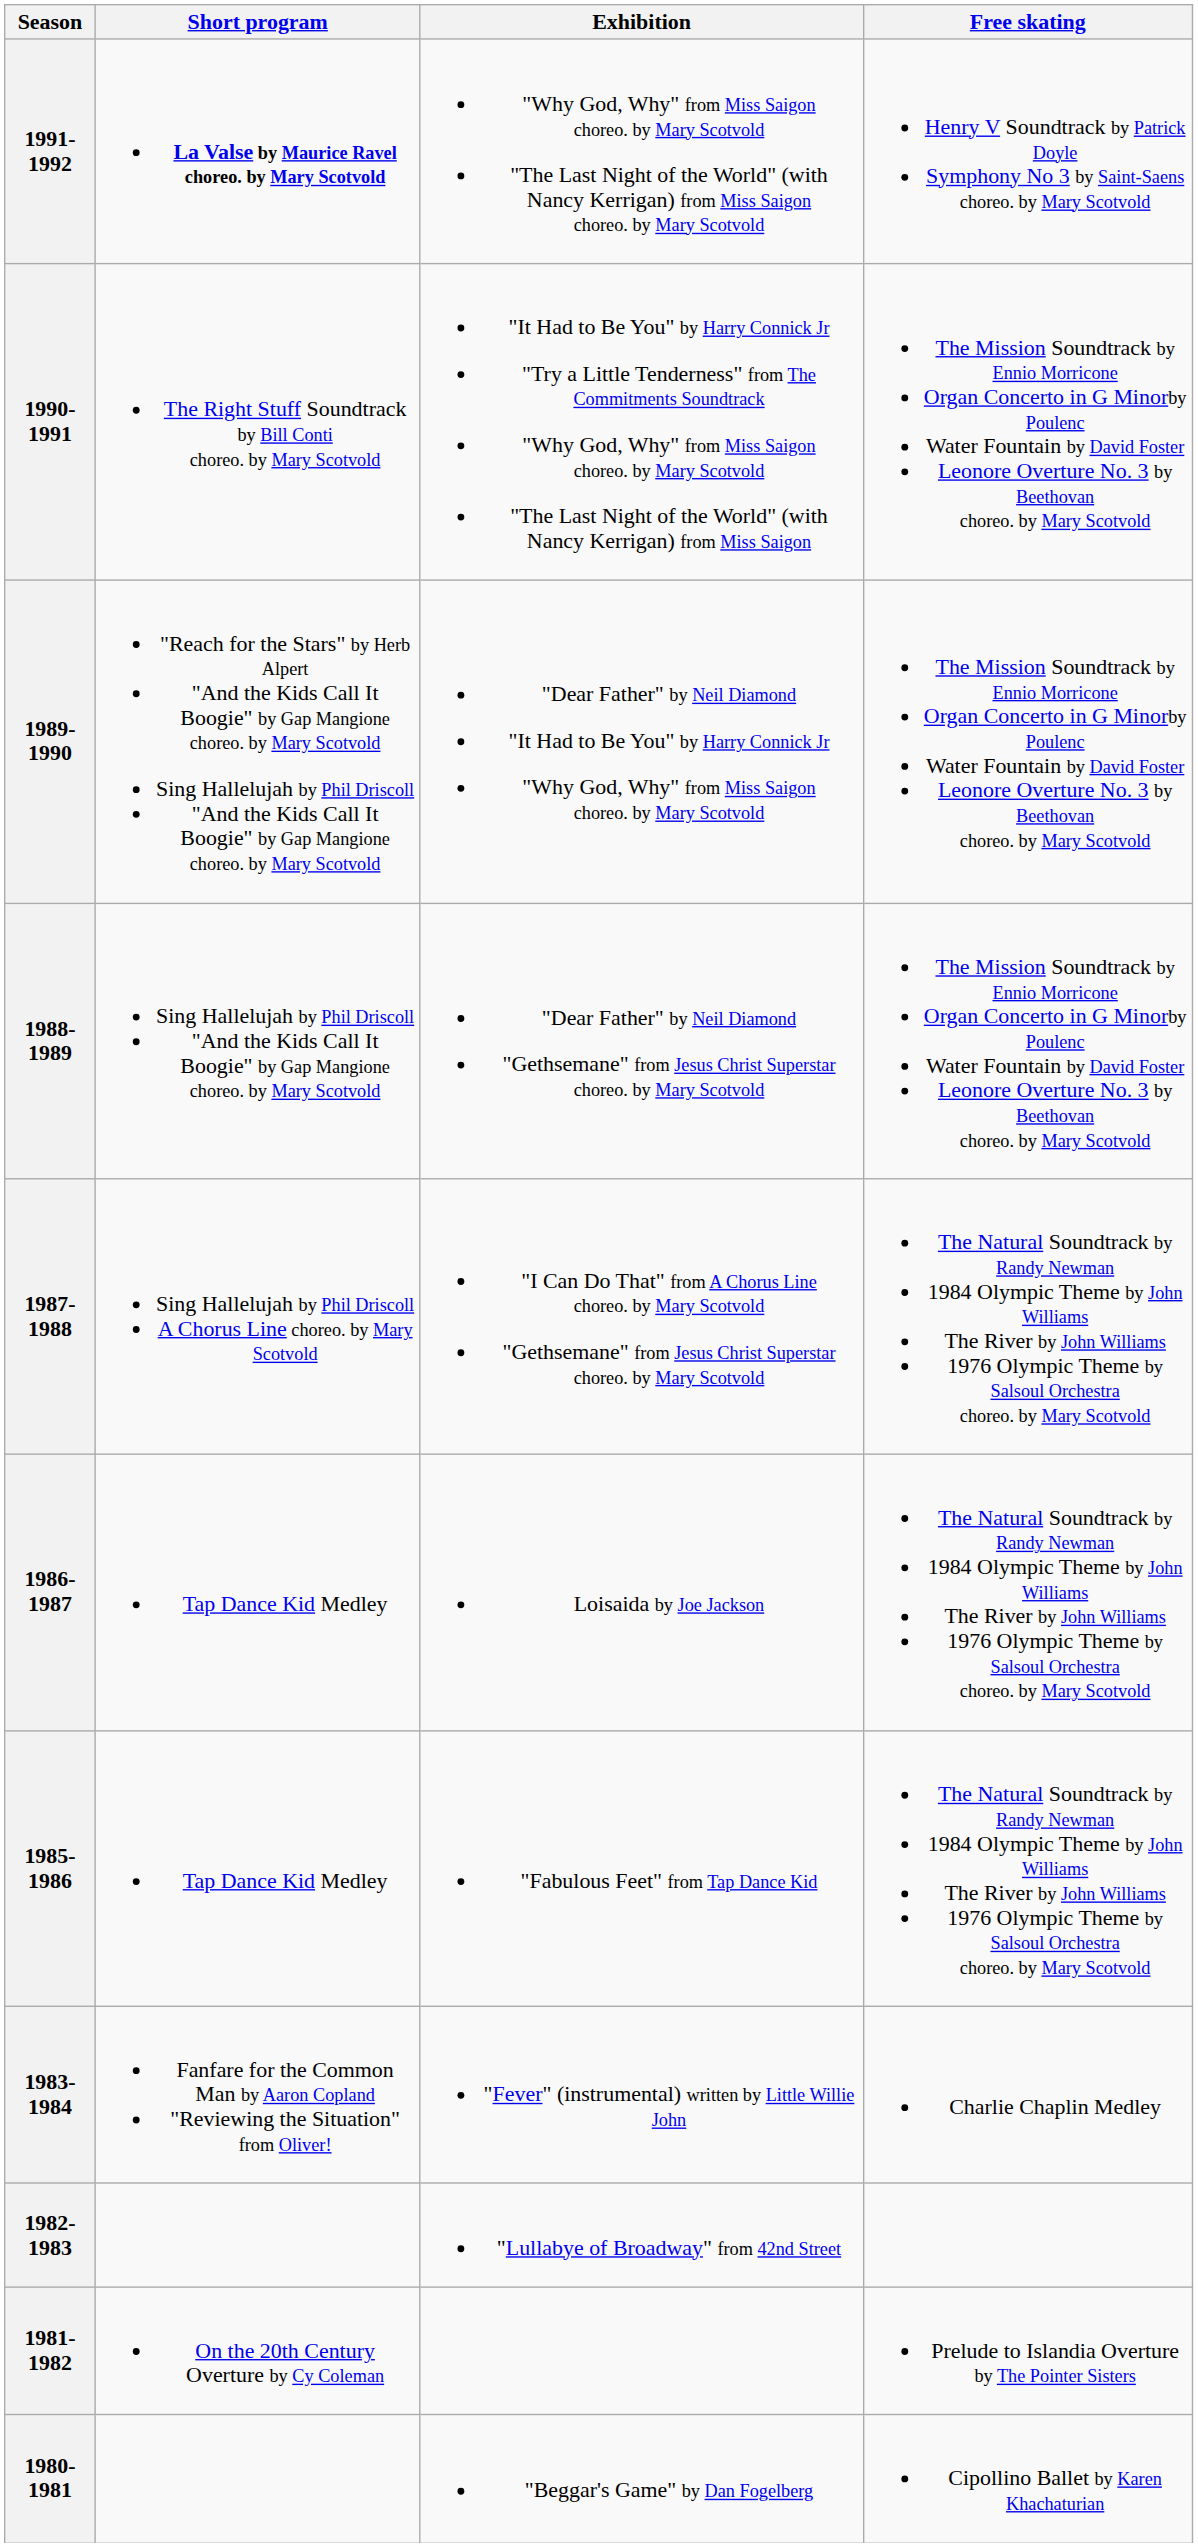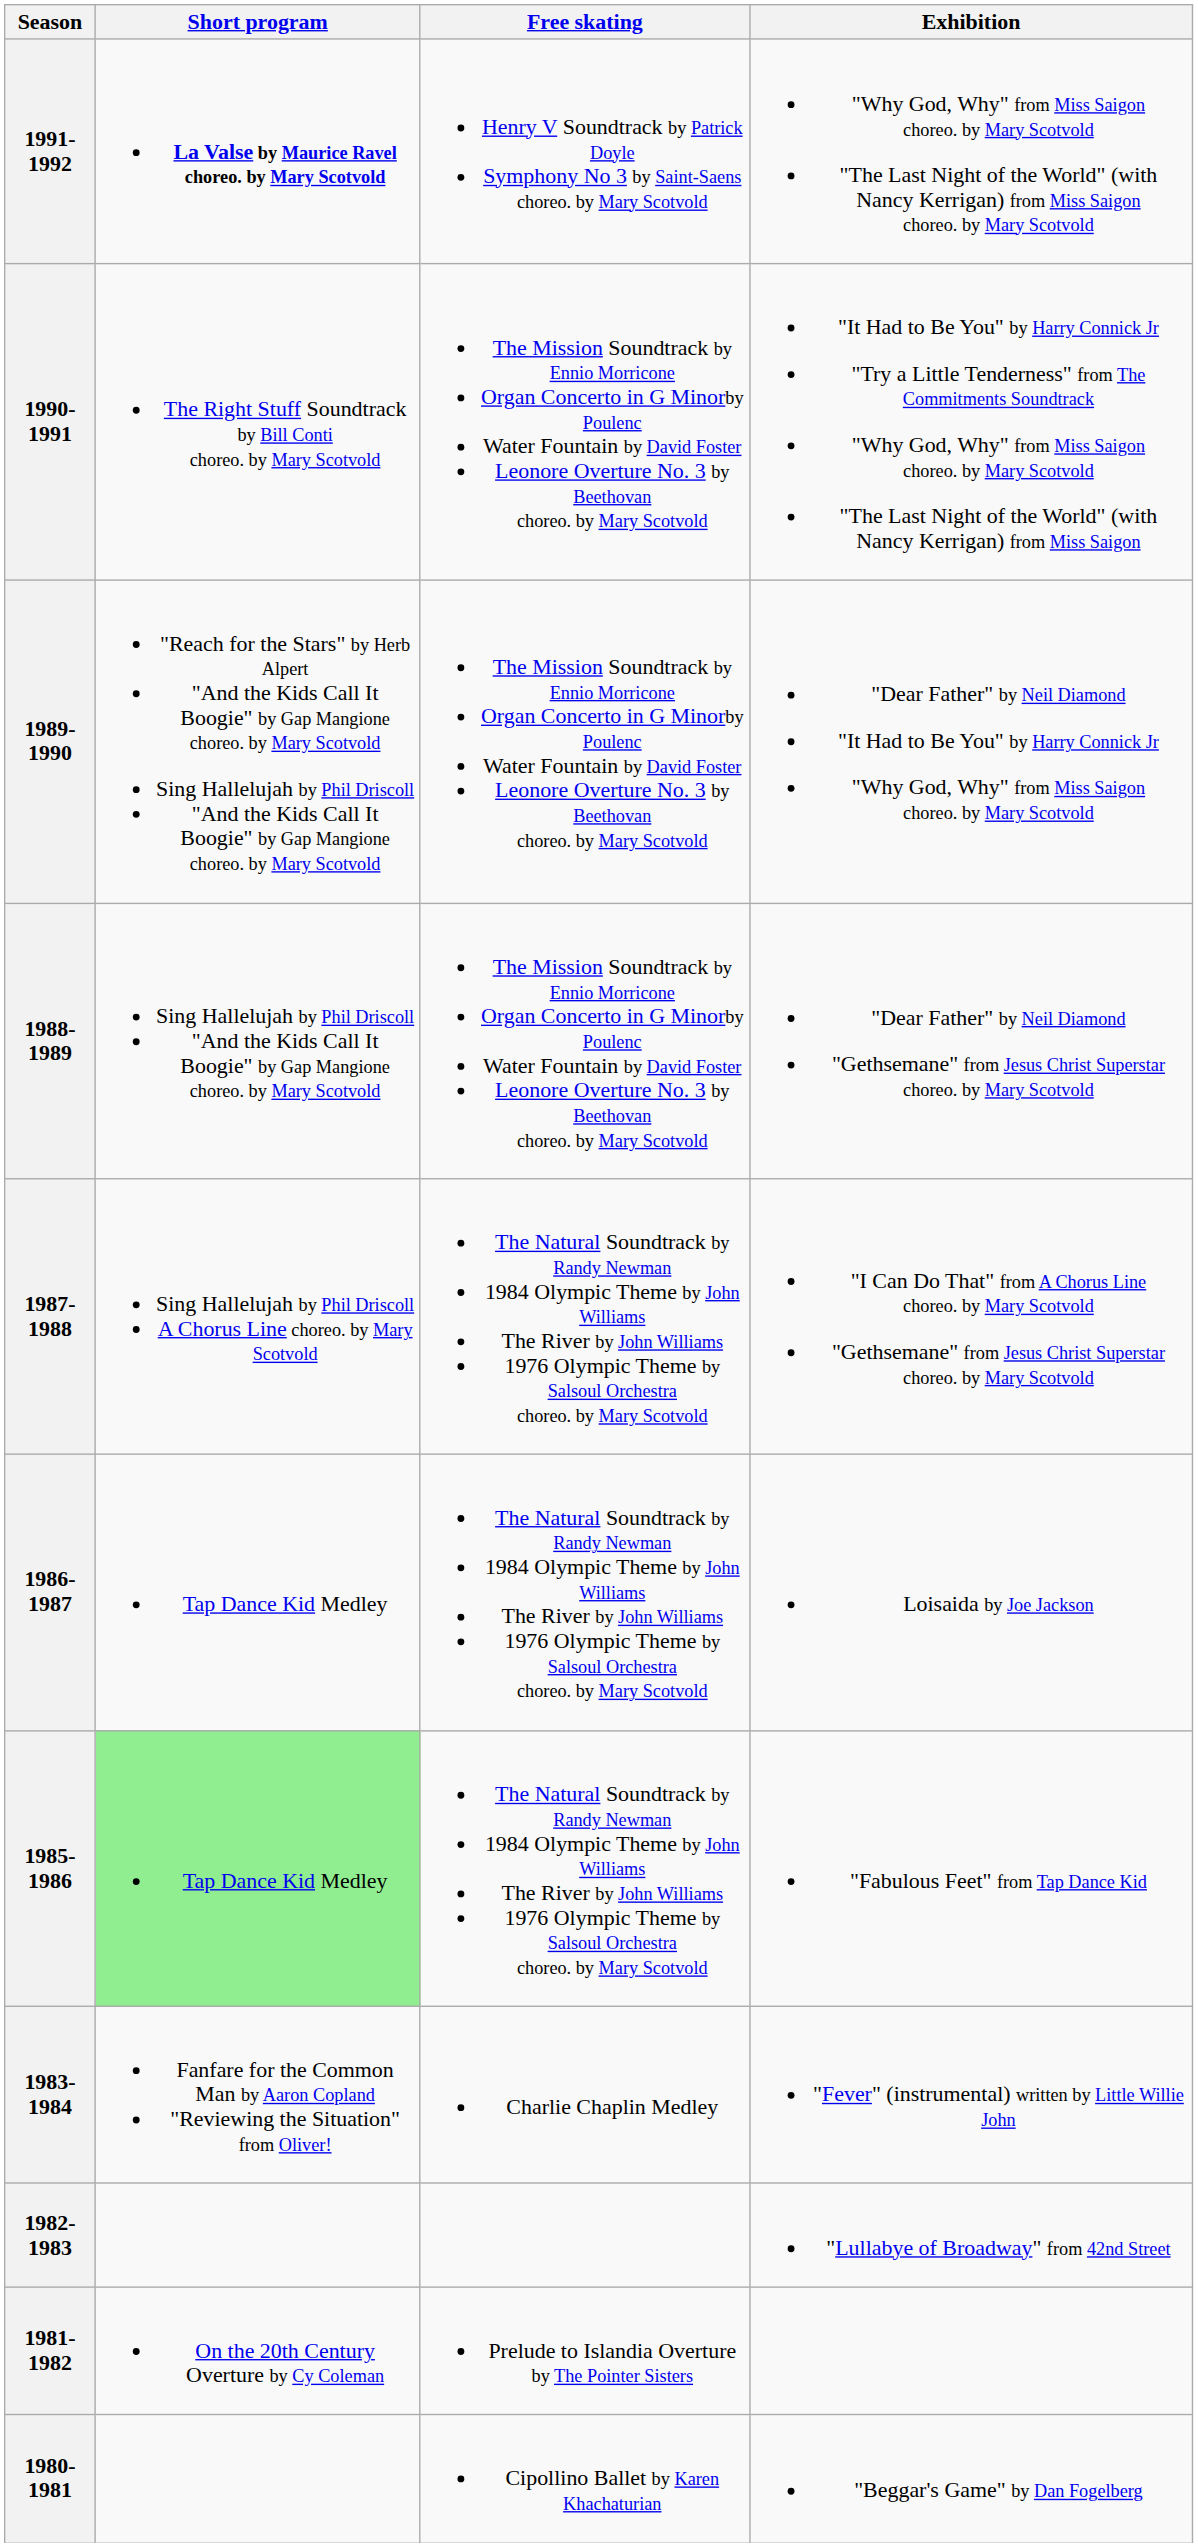columns swapped: (1028, 21) <-> (642, 21)
(258, 1881) no background -> (258, 1881) lightgreen background
